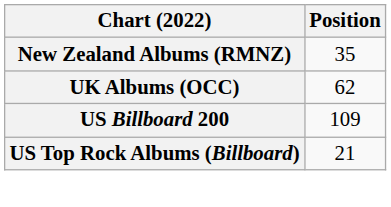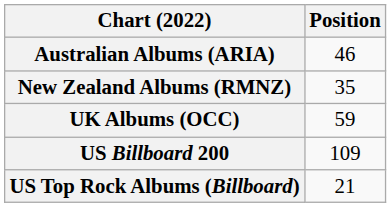+ row: (155, 53)
(345, 86) 62 -> (345, 119) 59
